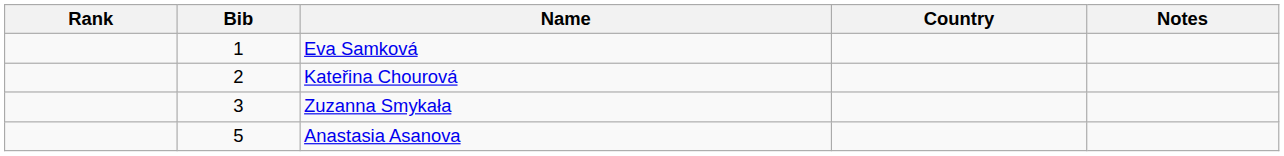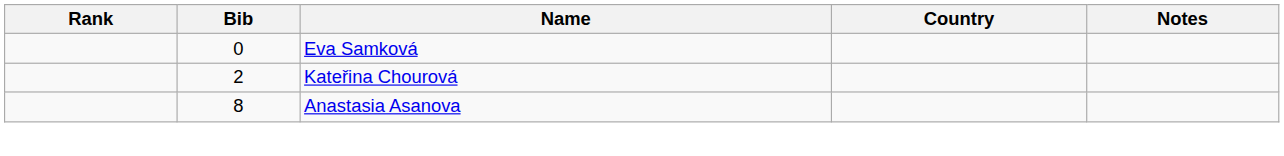(238, 48) 1 -> (238, 48) 0
- row: (378, 106)
(238, 135) 5 -> (238, 106) 8
